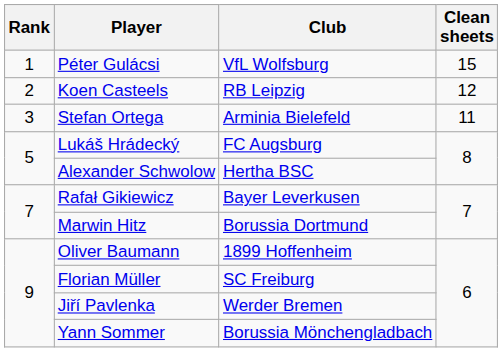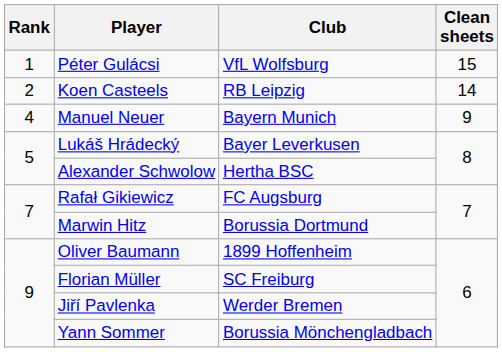(467, 90) 12 -> (467, 90) 14
- row: (111, 117)
+ row: (111, 117)
(272, 144) FC Augsburg -> (291, 144) Bayer Leverkusen
(291, 198) Bayer Leverkusen -> (272, 198) FC Augsburg
